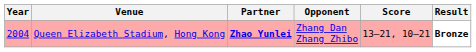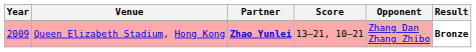columns swapped: (327, 12) <-> (396, 12)
(18, 33) 2004 -> (18, 33) 2009
